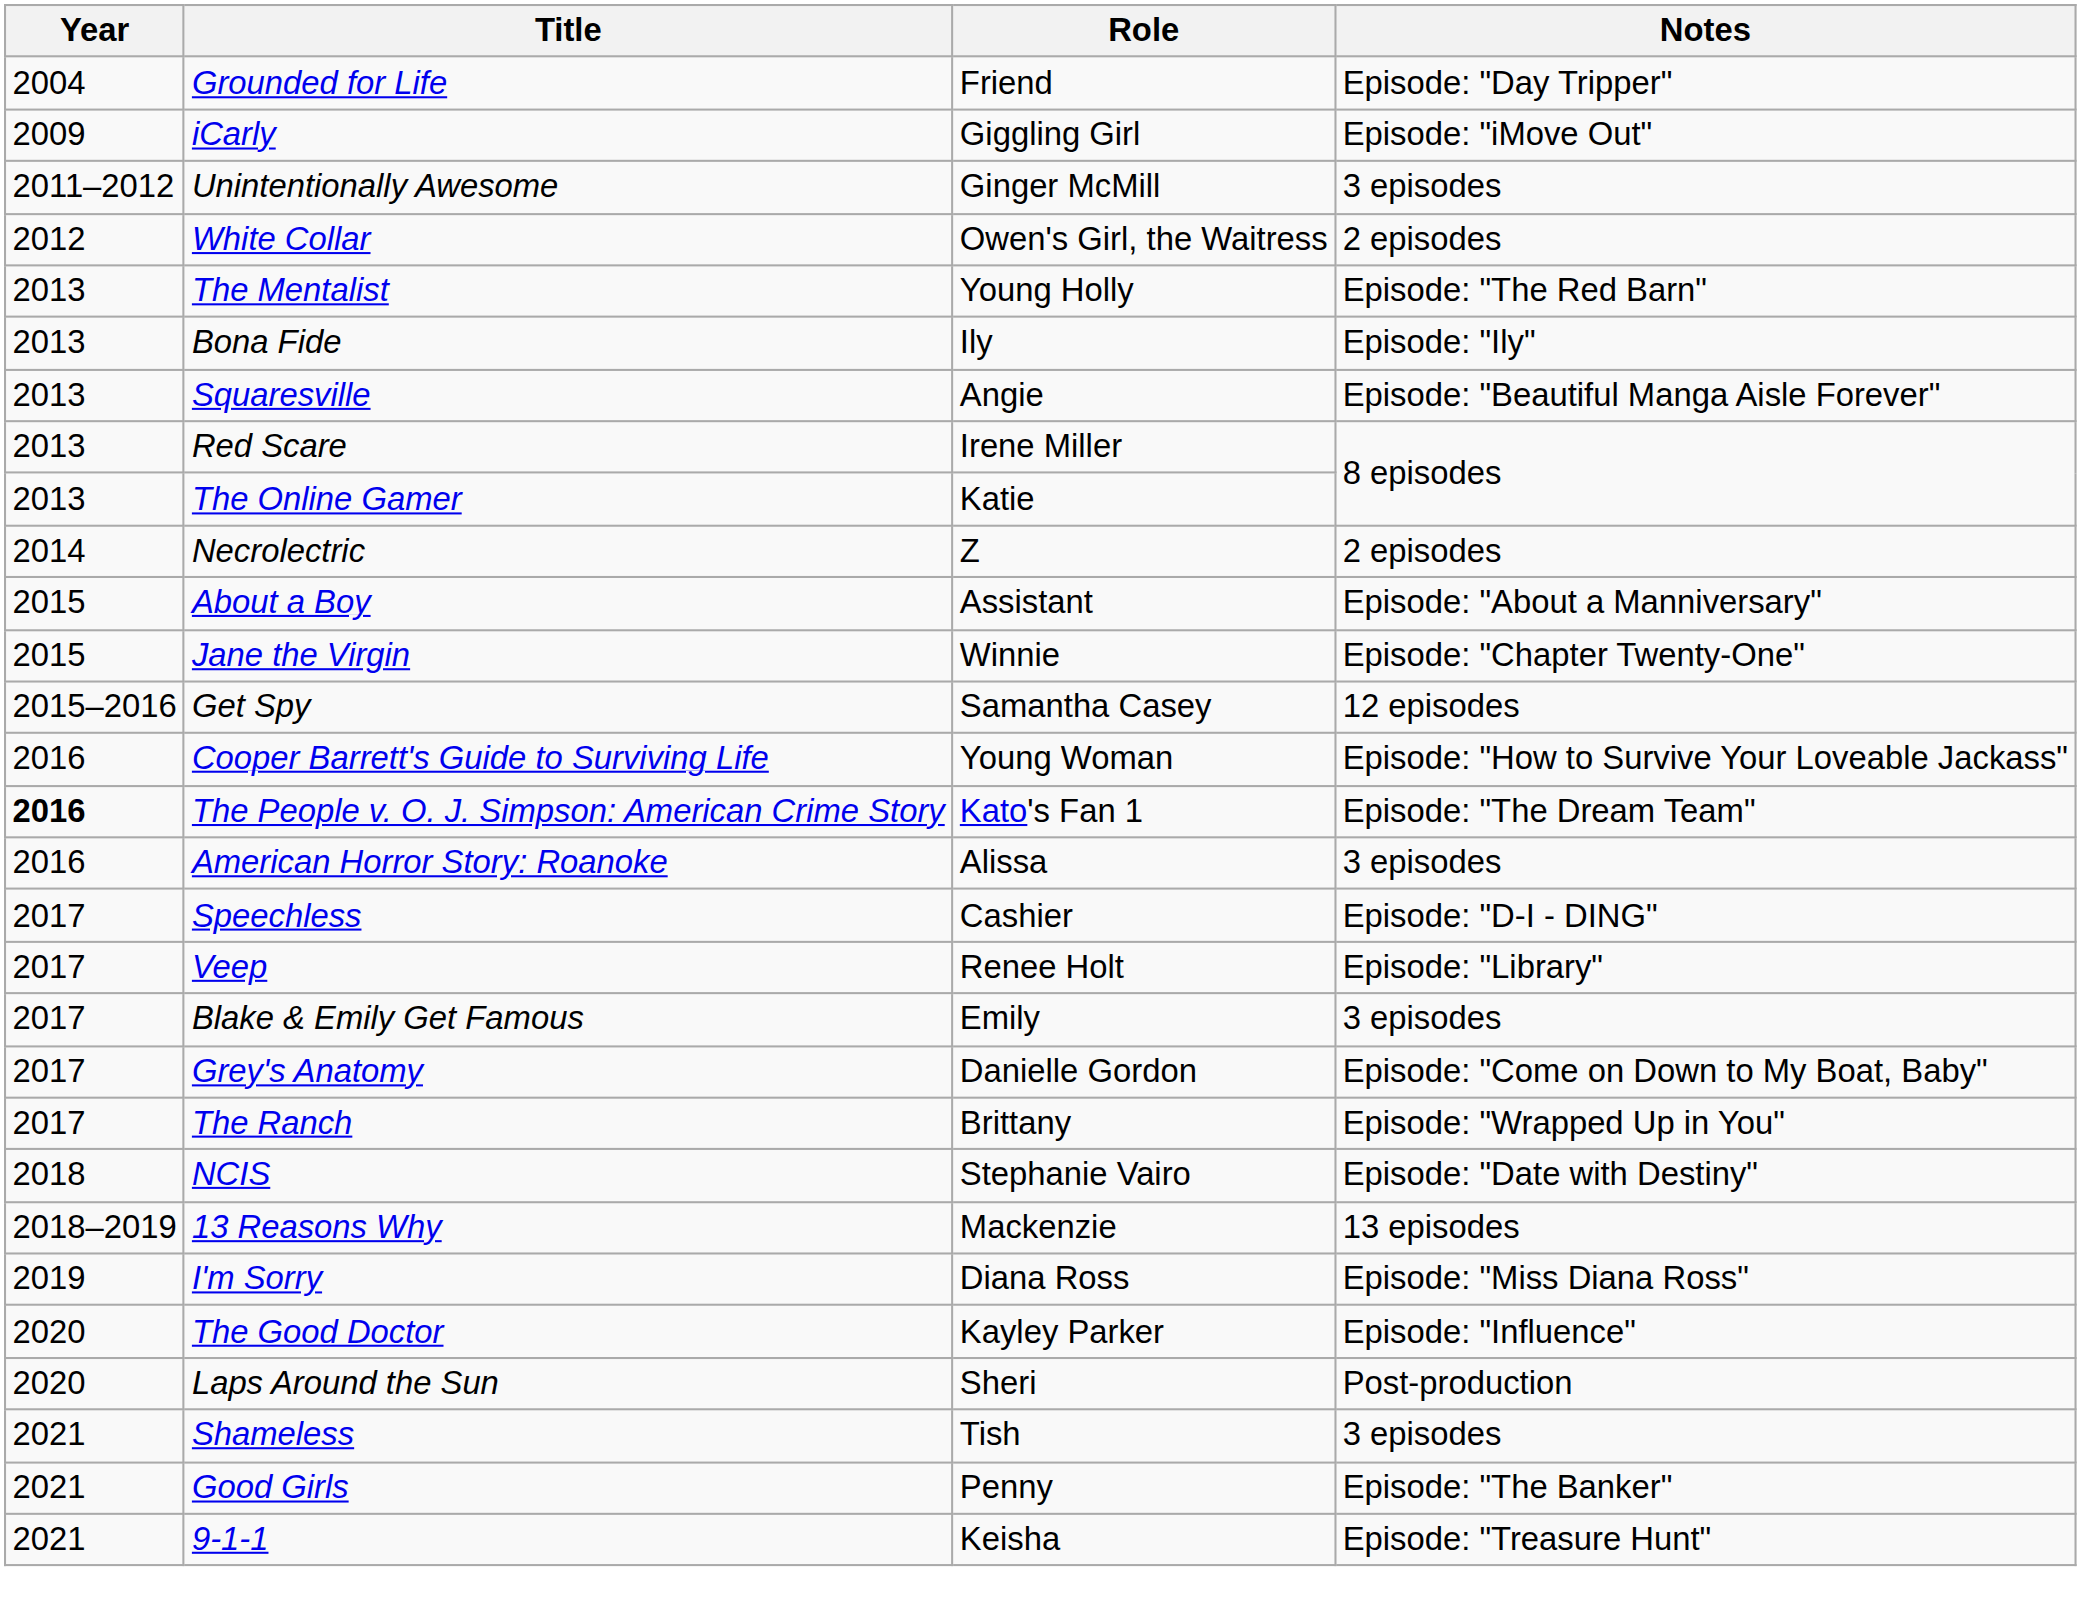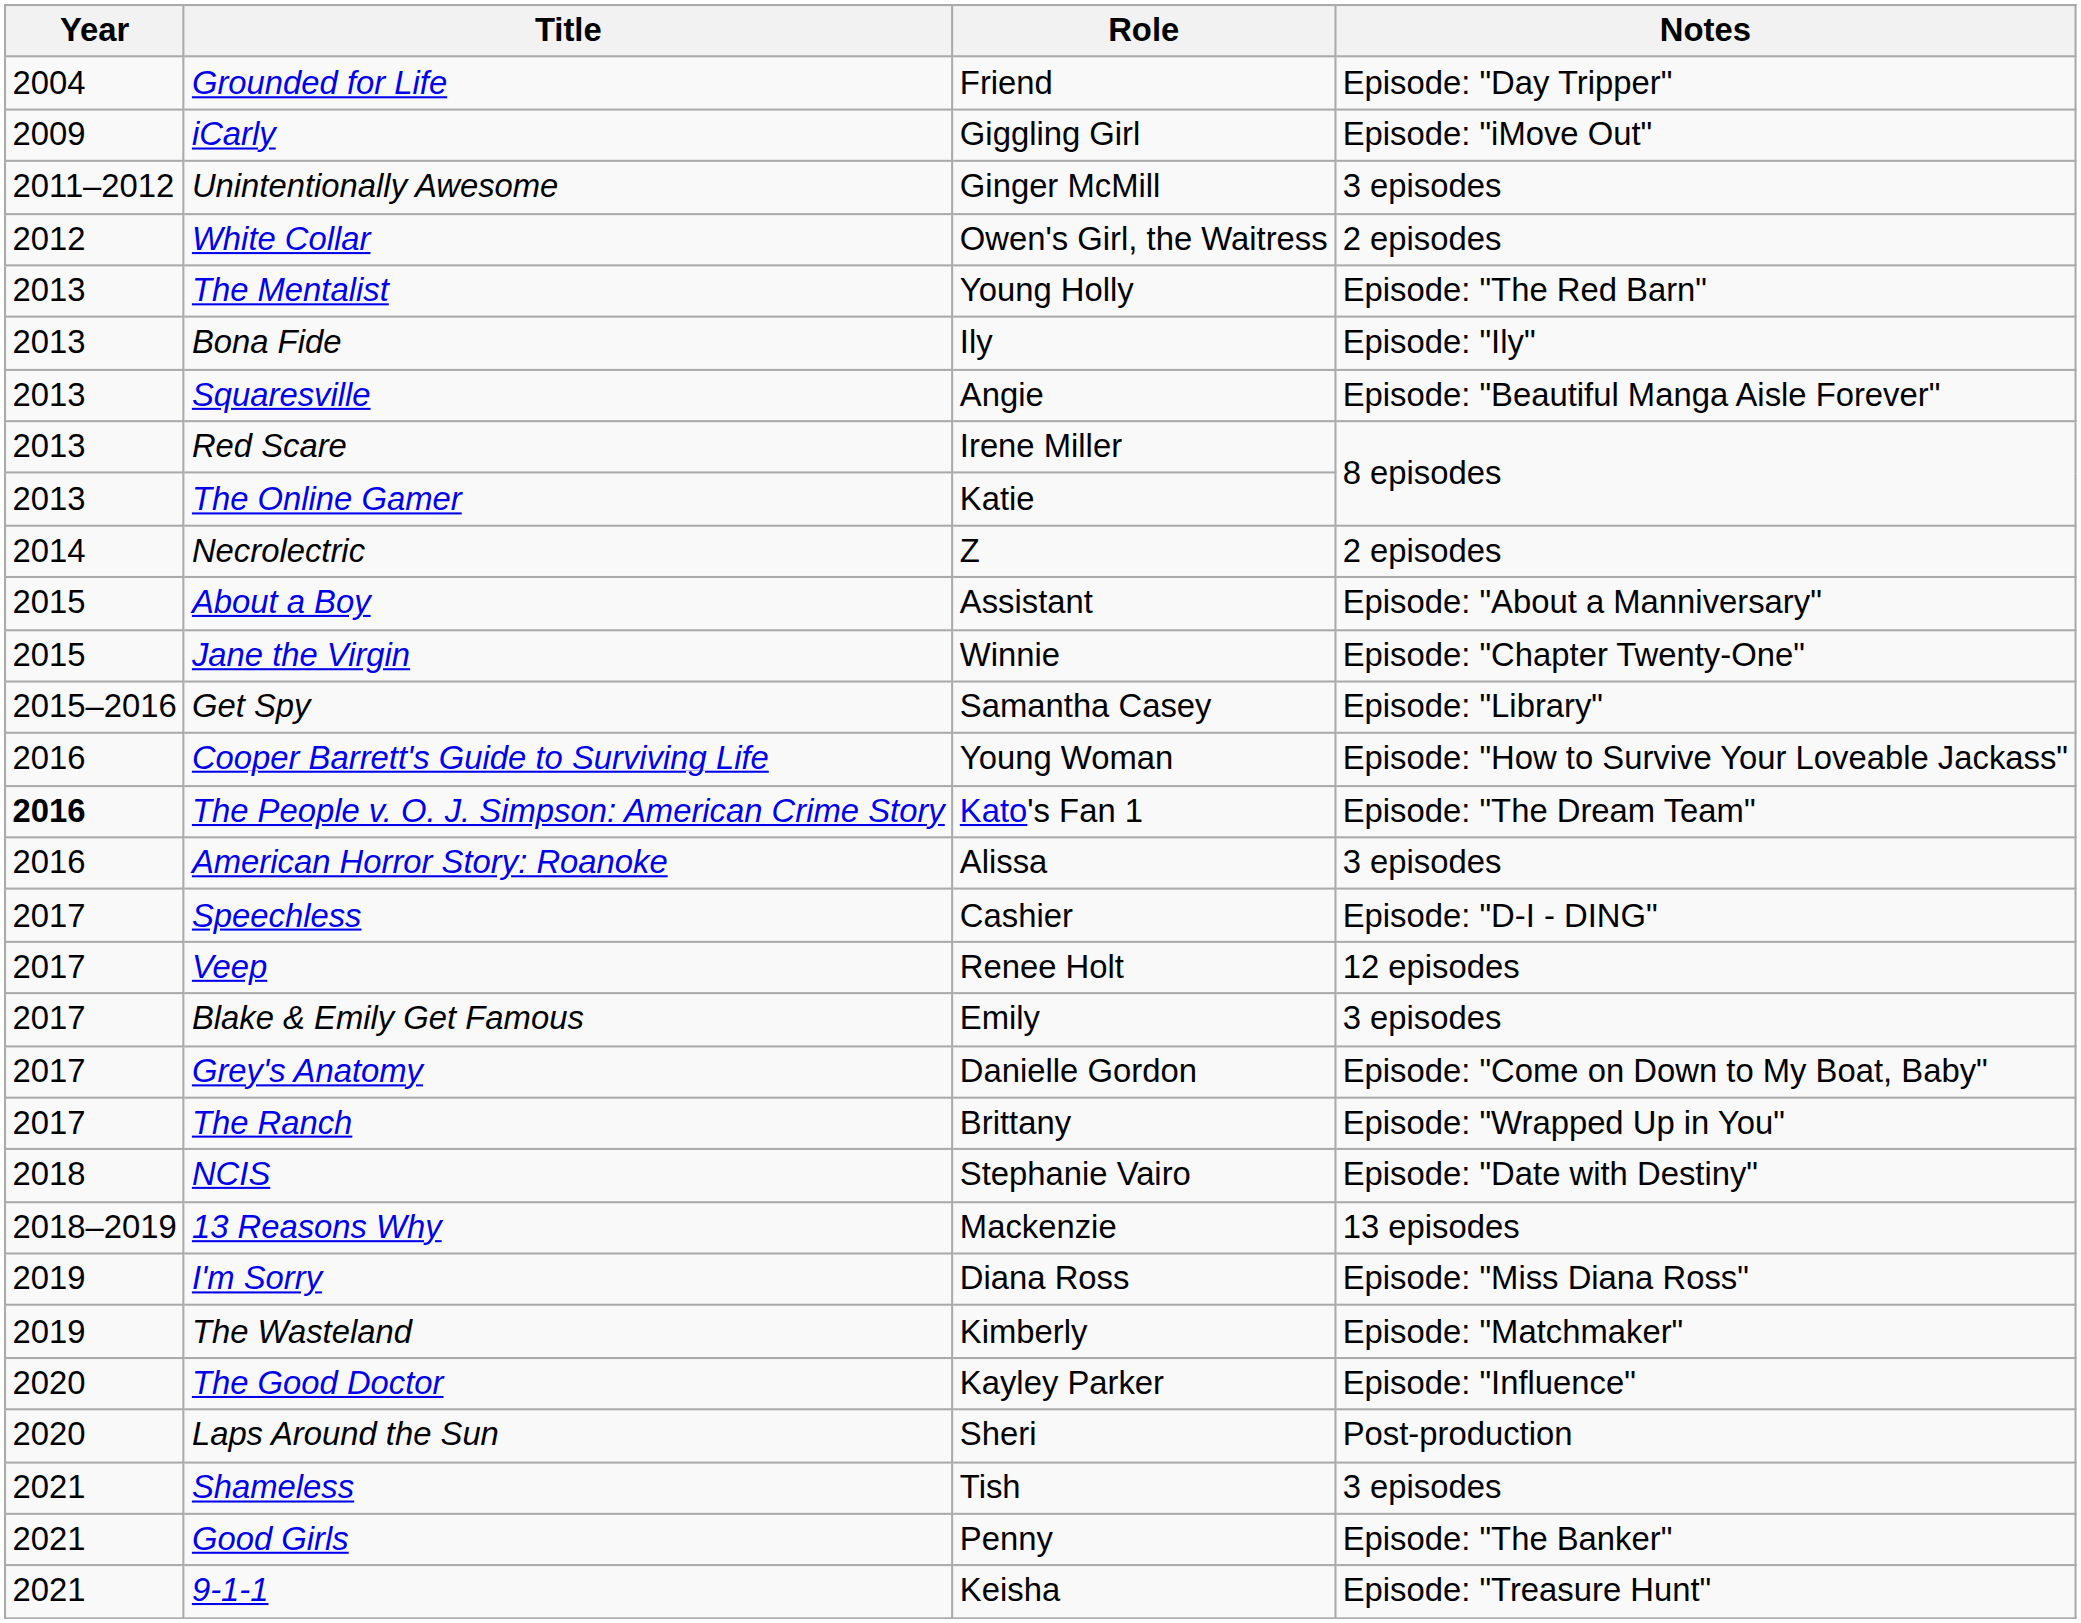(1431, 706) 12 episodes -> (1473, 706) Episode: "Library"
(1473, 966) Episode: "Library" -> (1431, 966) 12 episodes
+ row: (302, 1330)
